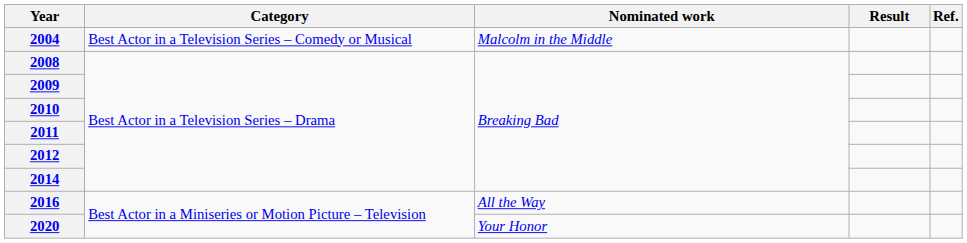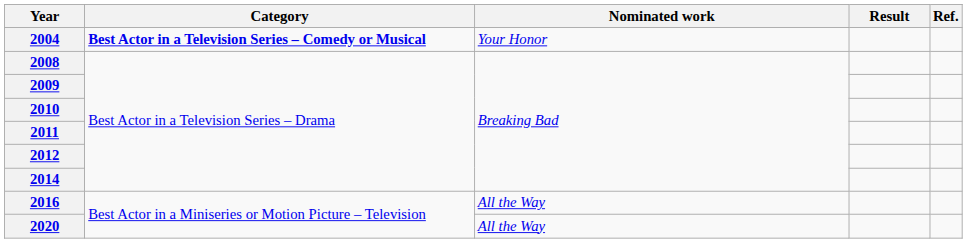(250, 39) normal -> (257, 39) bold
(545, 39) Malcolm in the Middle -> (512, 39) Your Honor
(512, 226) Your Honor -> (511, 226) All the Way
